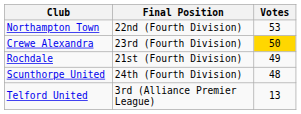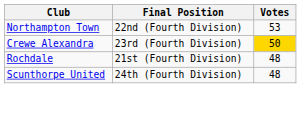(275, 59) 49 -> (275, 59) 48
- row: (47, 96)
